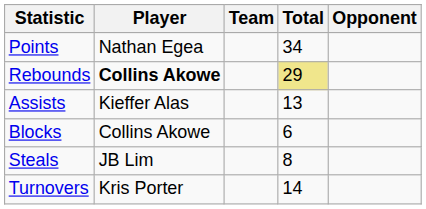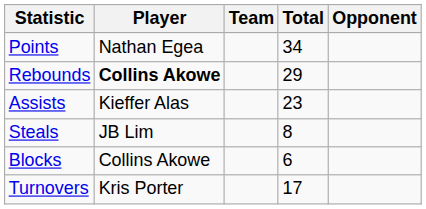(292, 75) khaki background -> (292, 75) no background
(292, 103) 13 -> (292, 103) 23
rows swapped: (34, 160) <-> (35, 132)
(292, 189) 14 -> (292, 189) 17
